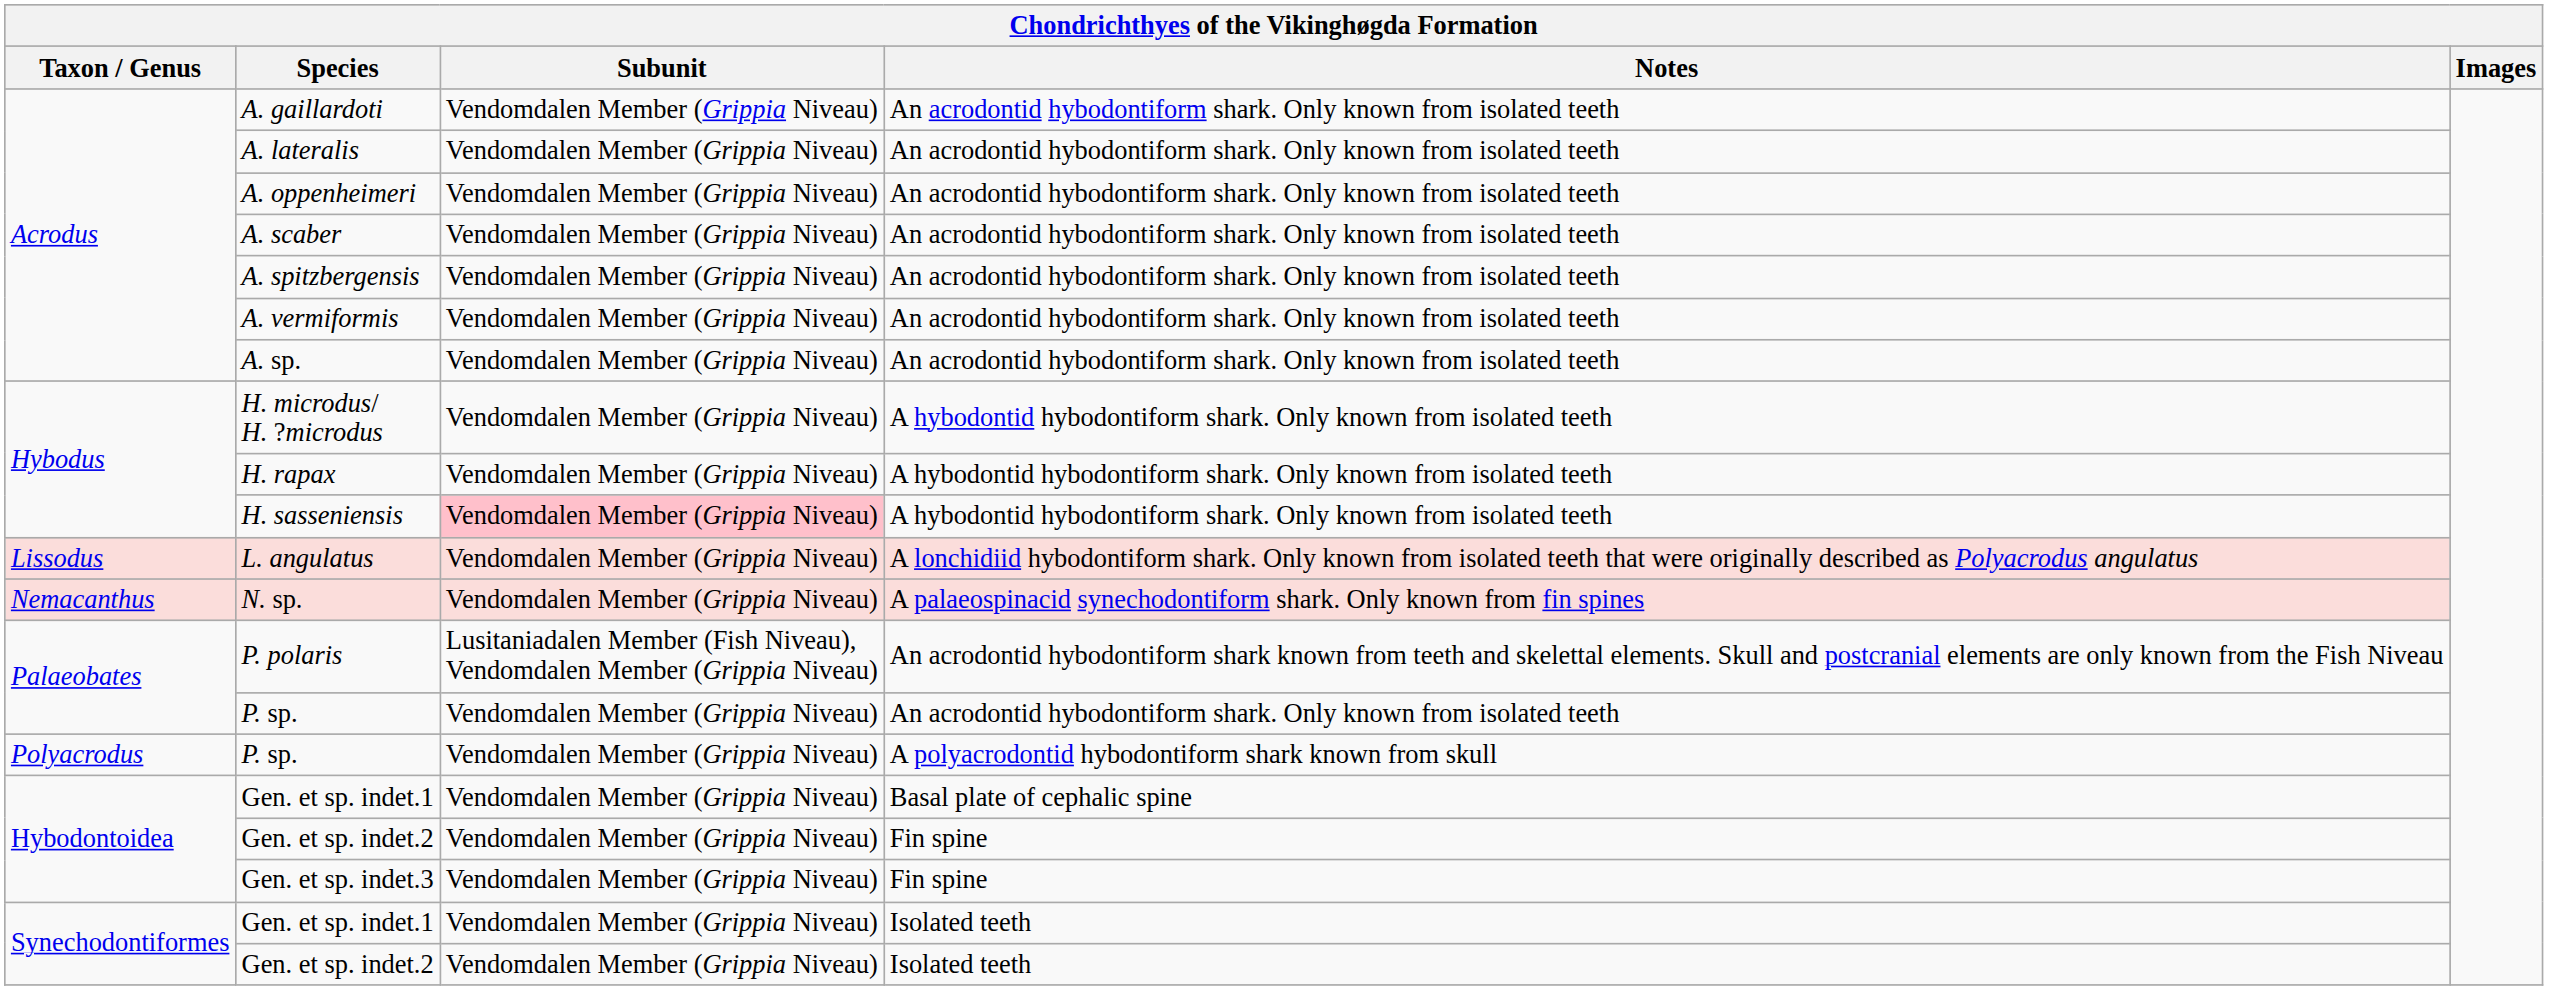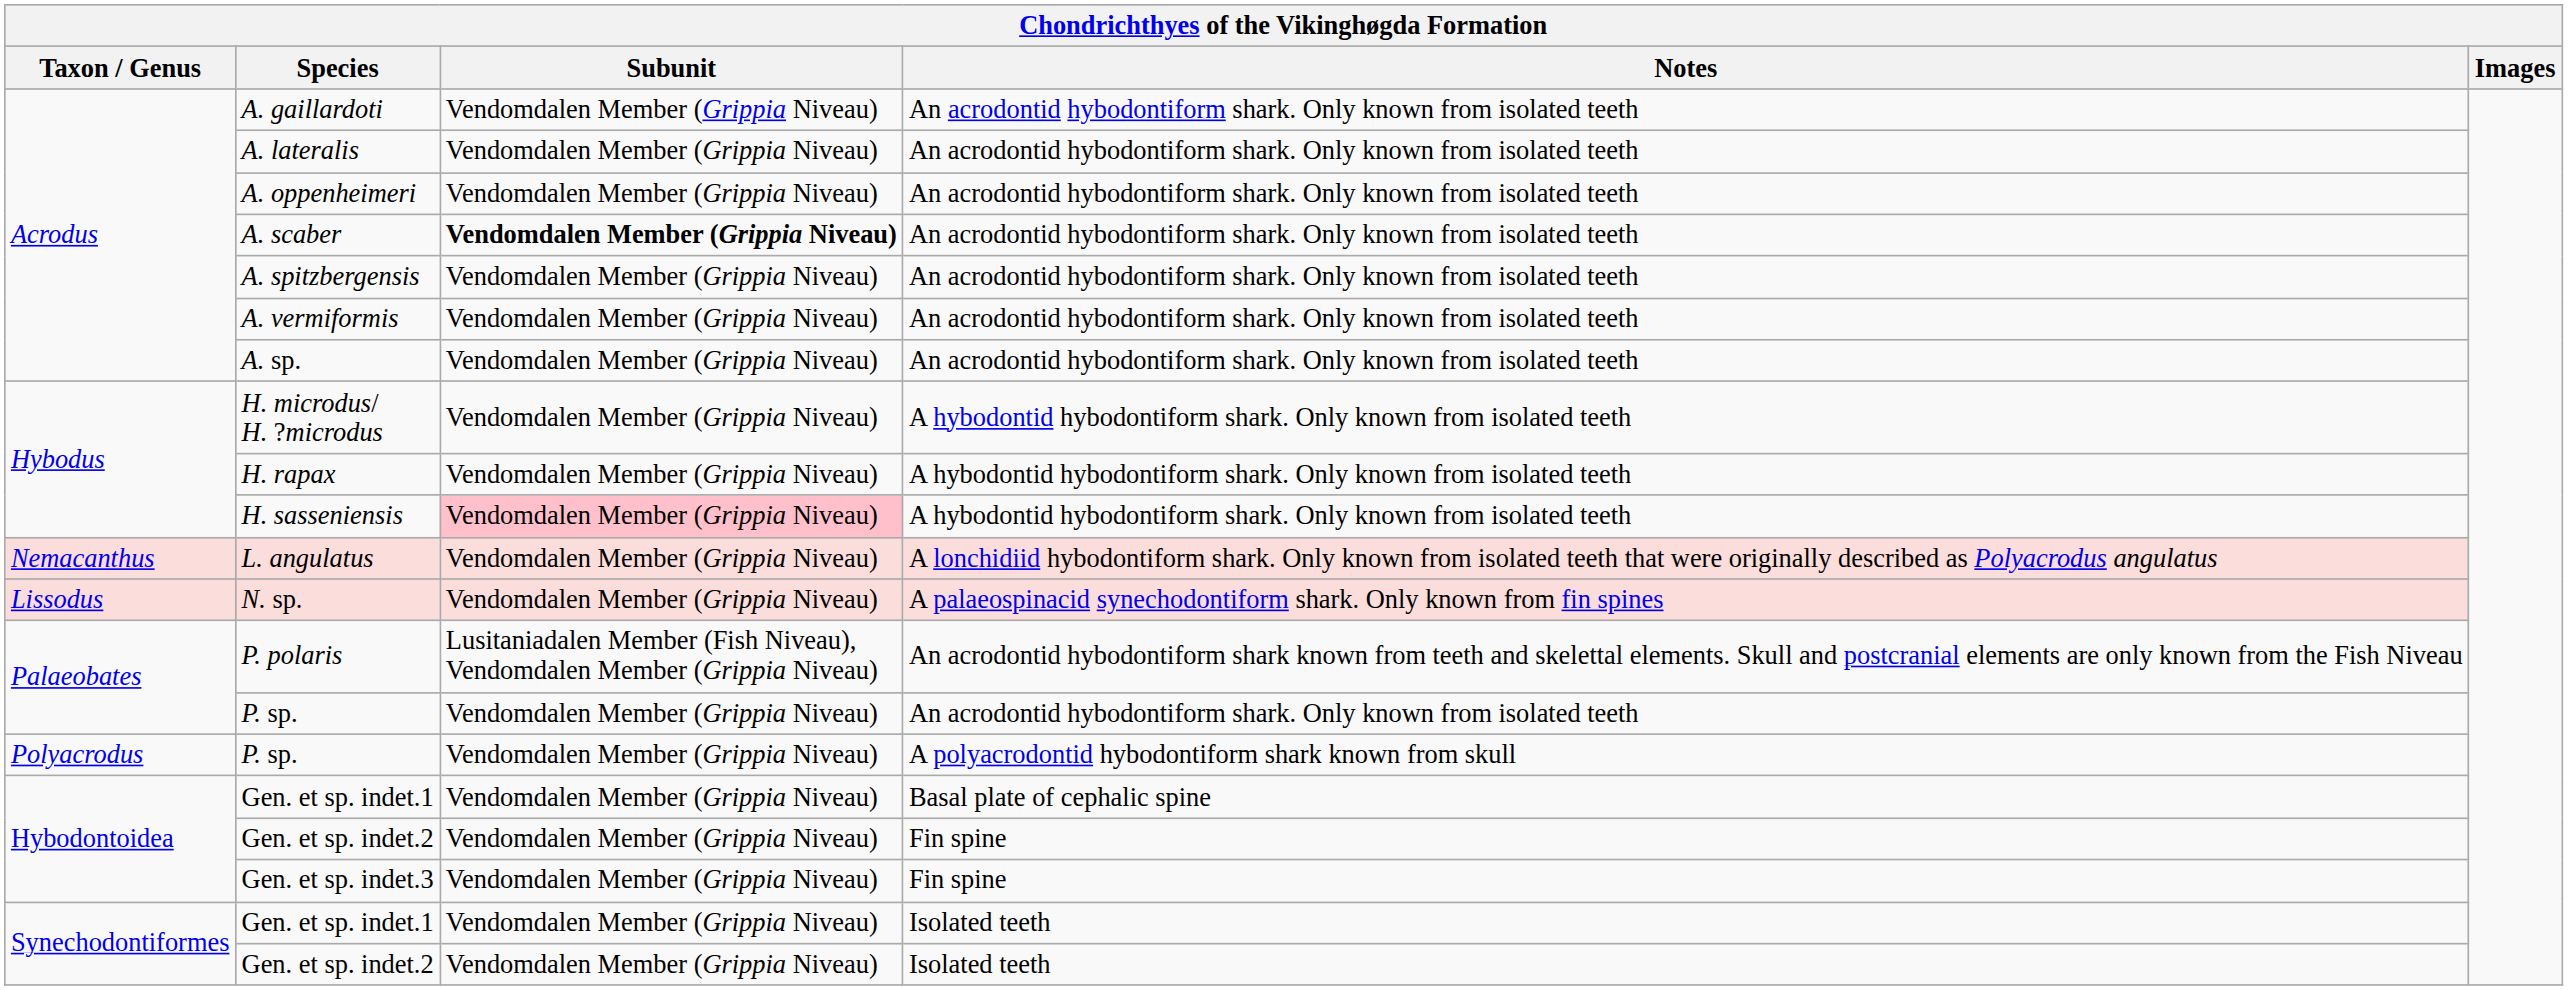(662, 234) normal -> (671, 234) bold
(57, 557) Lissodus -> (83, 557) Nemacanthus
(83, 599) Nemacanthus -> (57, 599) Lissodus
